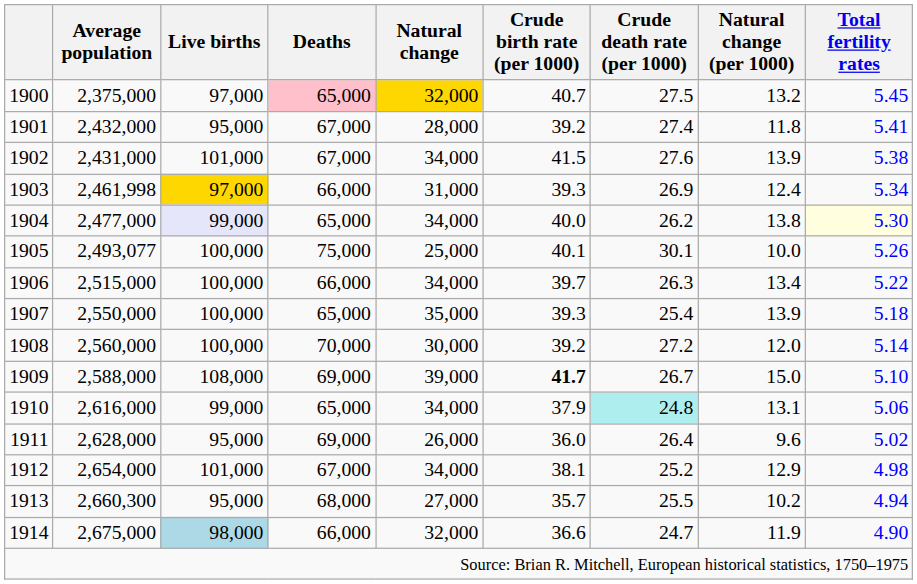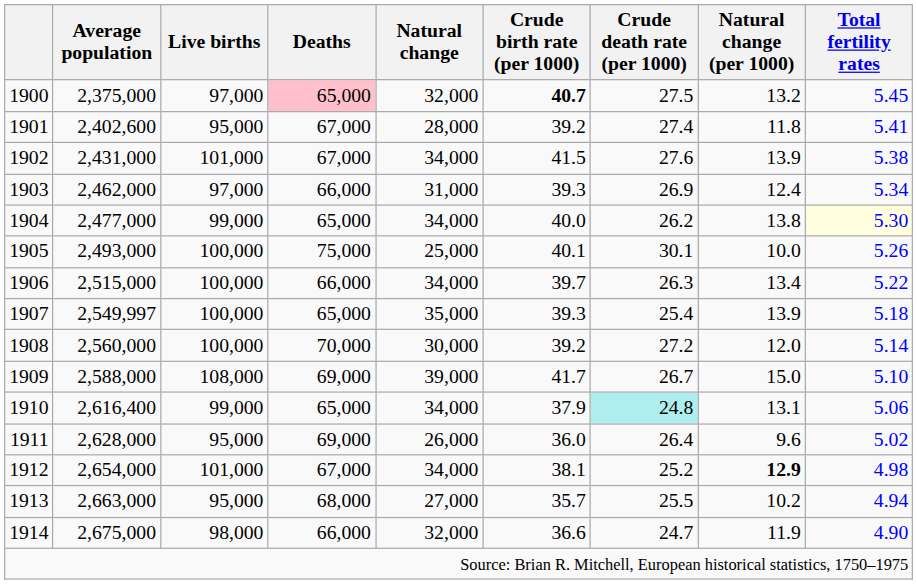(451, 95) gold background -> (451, 95) no background
(569, 95) normal -> (569, 95) bold
(117, 126) 2,432,000 -> (117, 126) 2,402,600
(117, 189) 2,461,998 -> (117, 189) 2,462,000
(236, 189) gold background -> (236, 189) no background
(236, 220) lavender background -> (236, 220) no background
(117, 251) 2,493,077 -> (117, 251) 2,493,000
(117, 314) 2,550,000 -> (117, 314) 2,549,997
(569, 376) bold -> (569, 376) normal
(117, 407) 2,616,000 -> (117, 407) 2,616,400
(784, 470) normal -> (784, 470) bold
(117, 501) 2,660,300 -> (117, 501) 2,663,000
(236, 532) lightblue background -> (236, 532) no background
